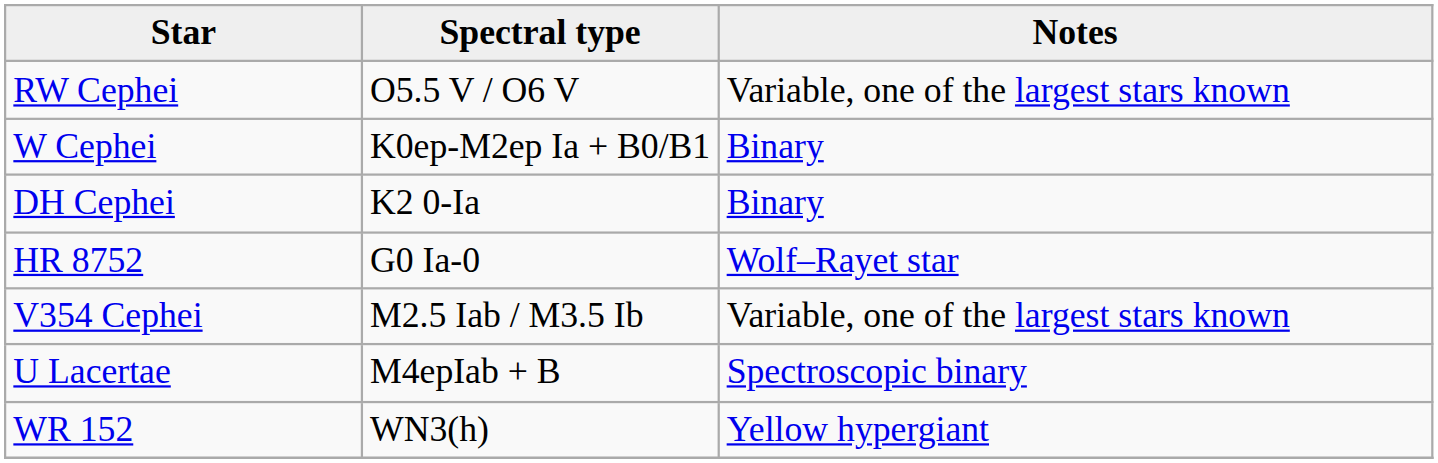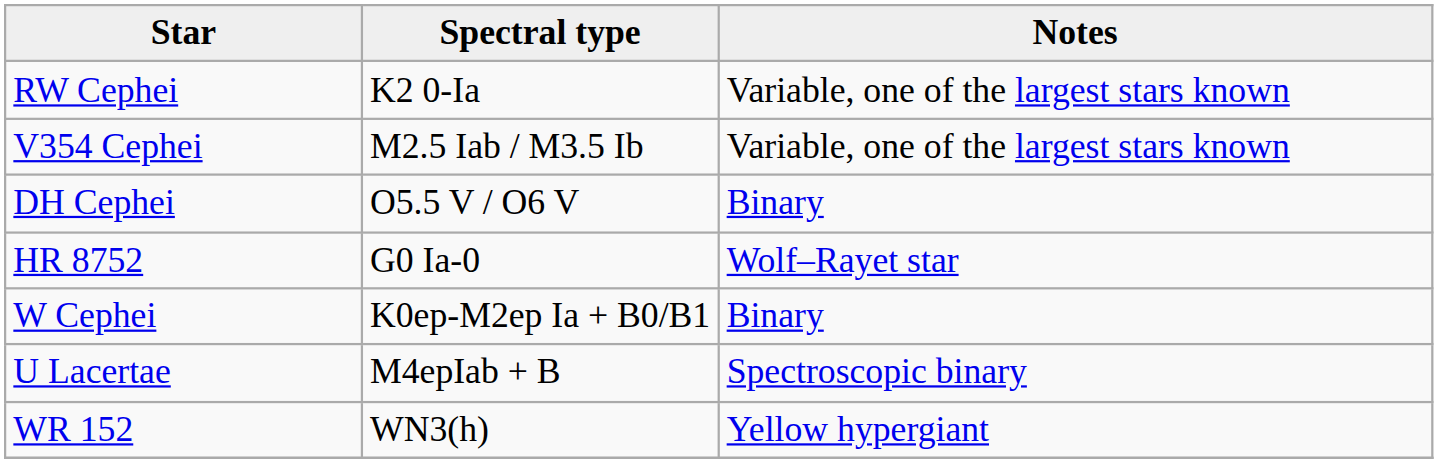(475, 89) O5.5 V / O6 V -> (425, 89) K2 0-Ia
rows swapped: (108, 315) <-> (85, 145)
(425, 202) K2 0-Ia -> (475, 202) O5.5 V / O6 V
